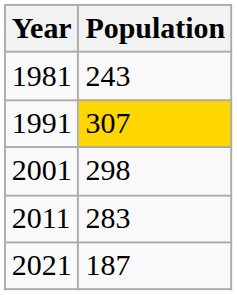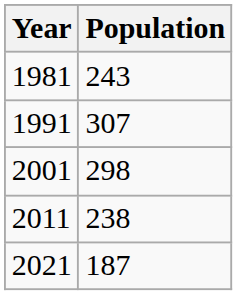(108, 123) gold background -> (108, 123) no background
(108, 218) 283 -> (108, 218) 238
